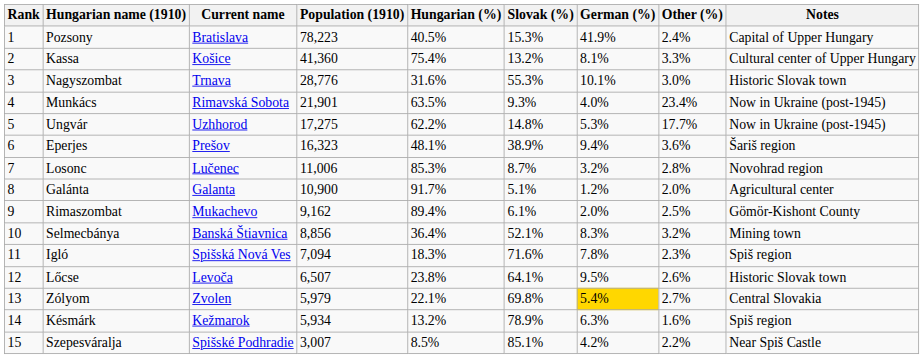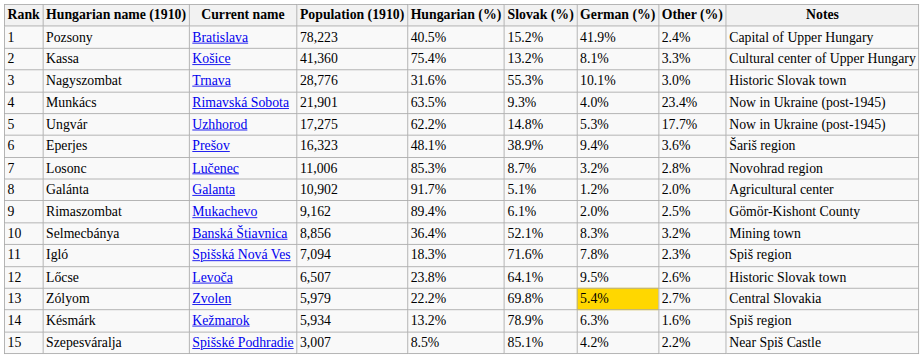(525, 37) 15.3% -> (525, 37) 15.2%
(319, 189) 10,900 -> (319, 189) 10,902
(428, 299) 22.1% -> (428, 299) 22.2%
